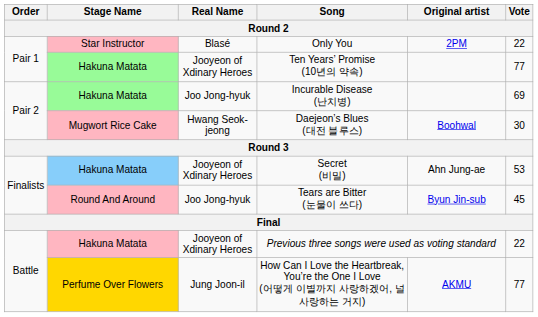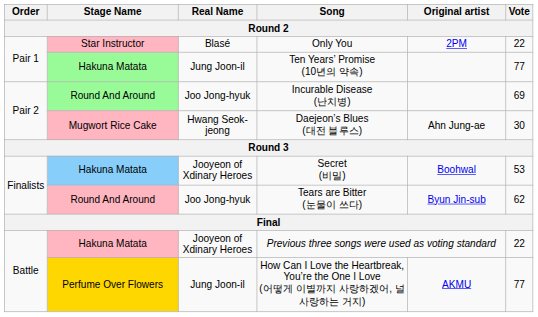(218, 67) Jooyeon of Xdinary Heroes -> (218, 67) Jung Joon-il
(113, 96) Hakuna Matata -> (113, 96) Round And Around
(457, 125) Boohwal -> (457, 125) Ahn Jung-ae
(457, 170) Ahn Jung-ae -> (457, 170) Boohwal
(519, 199) 45 -> (519, 199) 62
